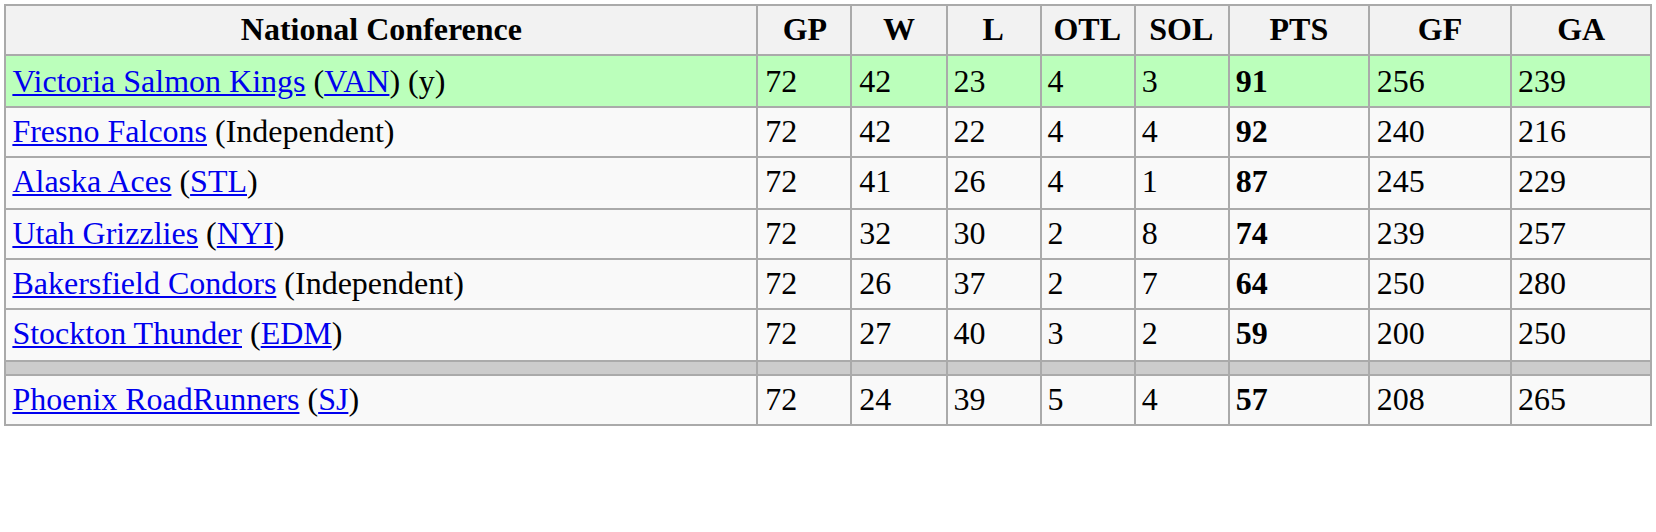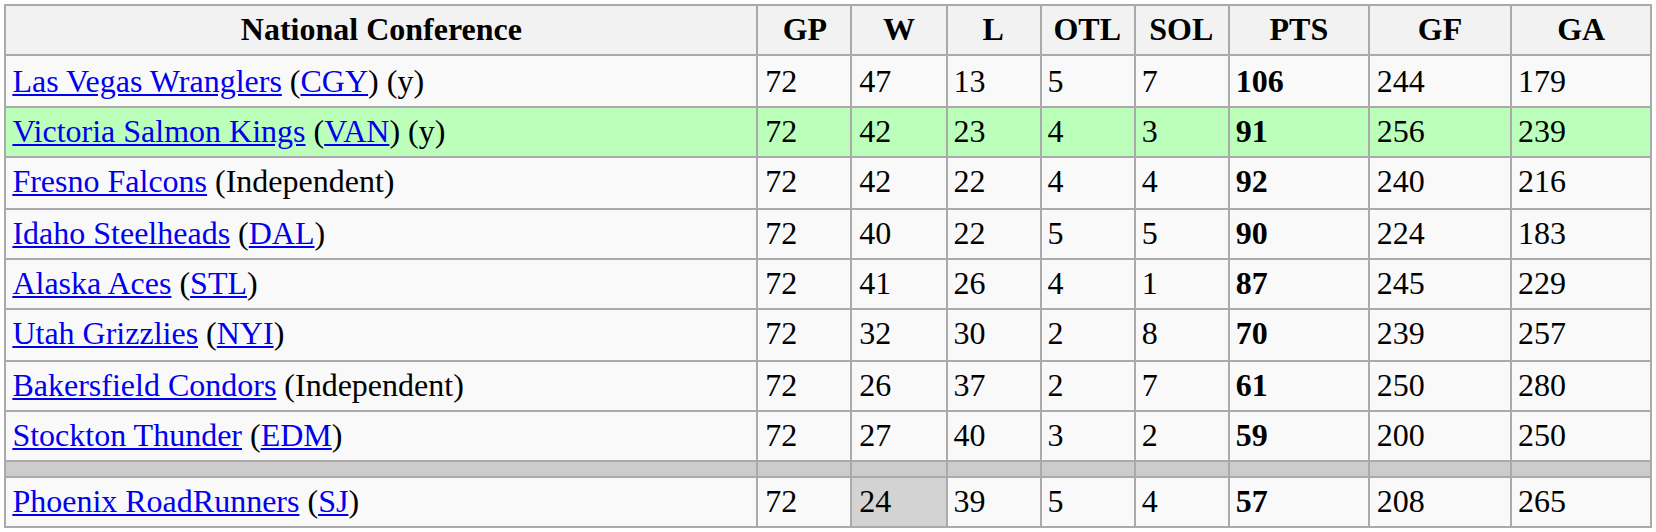+ row: (218, 80)
+ row: (169, 232)
(1252, 232) 74 -> (1252, 334) 70
(1252, 283) 64 -> (1252, 385) 61
(875, 399) no background -> (875, 501) lightgrey background
